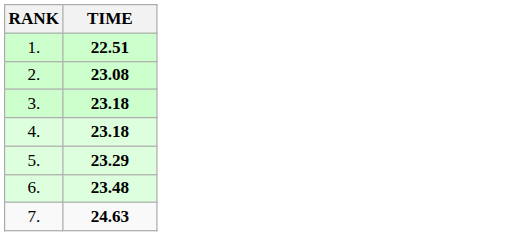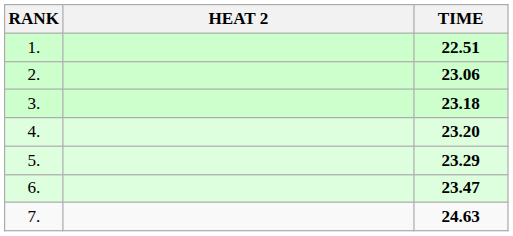+ column: (238, 19)
(110, 75) 23.08 -> (461, 75) 23.06
(110, 132) 23.18 -> (461, 132) 23.20
(110, 188) 23.48 -> (461, 188) 23.47
